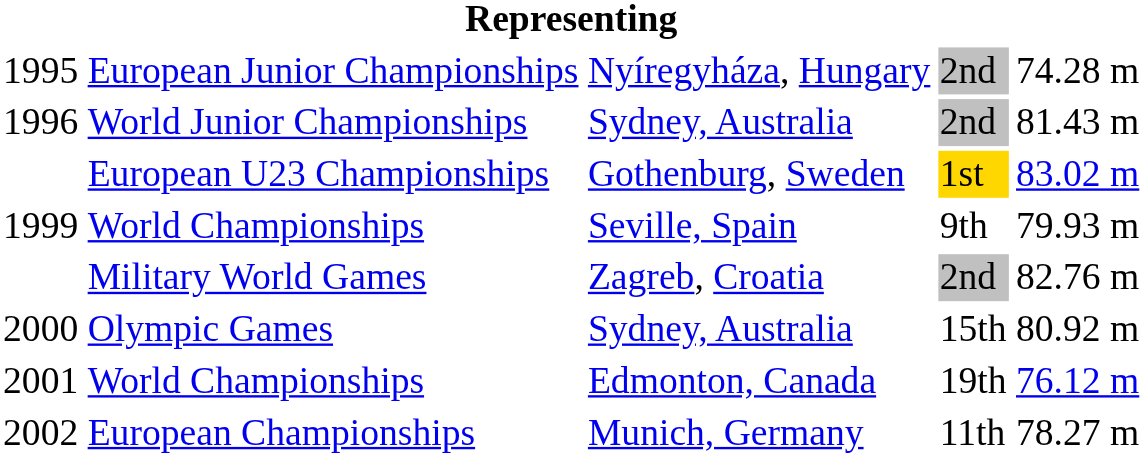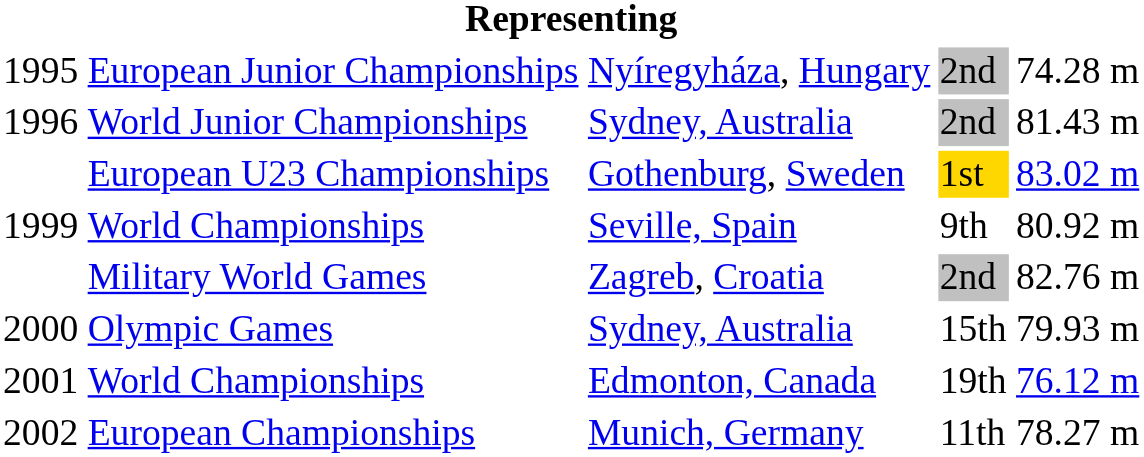(1078, 225) 79.93 m -> (1078, 225) 80.92 m
(1078, 328) 80.92 m -> (1078, 328) 79.93 m
